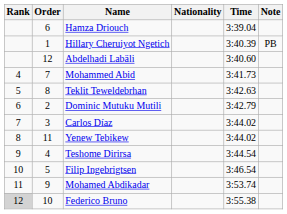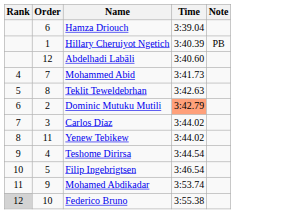- column: (198, 12)
(241, 106) no background -> (189, 106) lightsalmon background
